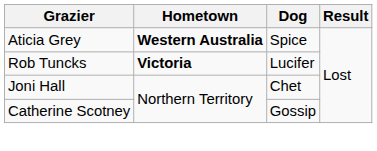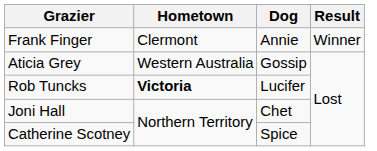+ row: (50, 39)
(200, 39) bold -> (195, 63) normal
(288, 39) Spice -> (284, 63) Gossip
(293, 110) Gossip -> (279, 134) Spice
